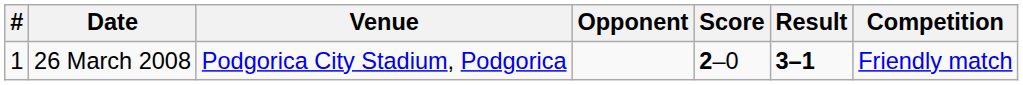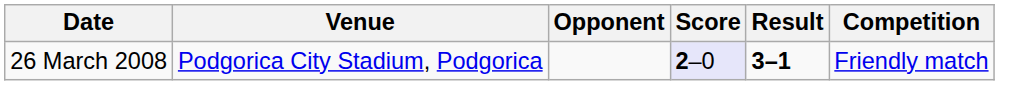- column: (17, 23)
(719, 60) no background -> (695, 60) lavender background
